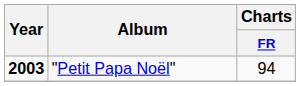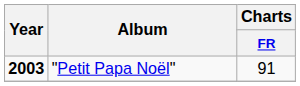(266, 68) 94 -> (266, 68) 91
